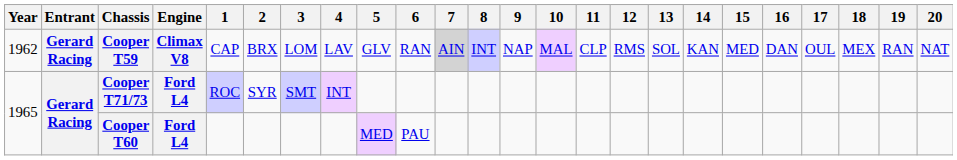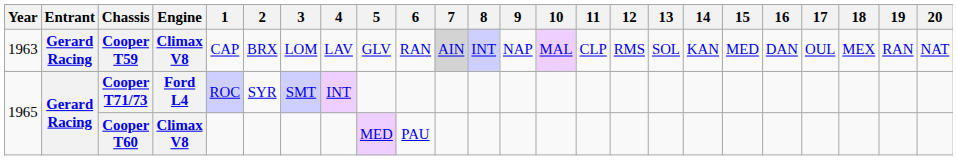(23, 50) 1962 -> (23, 50) 1963
(180, 134) Ford L4 -> (180, 134) Climax V8
